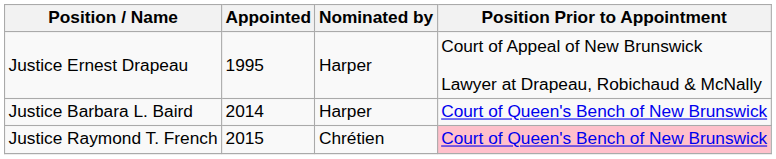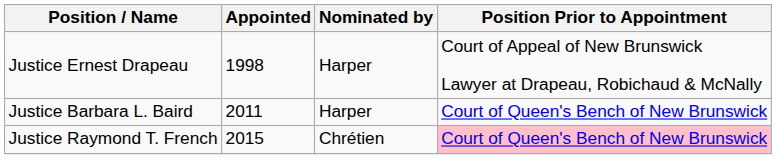(245, 65) 1995 -> (245, 65) 1998
(245, 111) 2014 -> (244, 111) 2011
